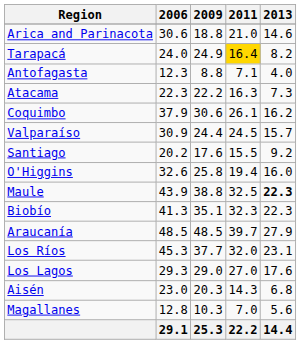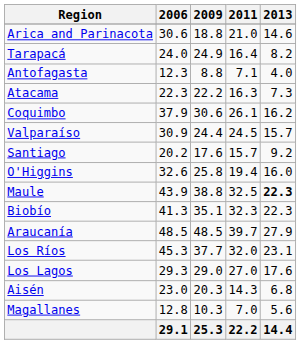(243, 54) gold background -> (243, 54) no background
(243, 152) 15.5 -> (243, 152) 15.7
